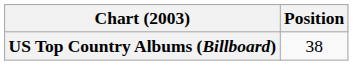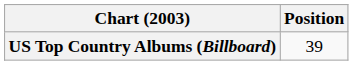(314, 45) 38 -> (314, 45) 39
